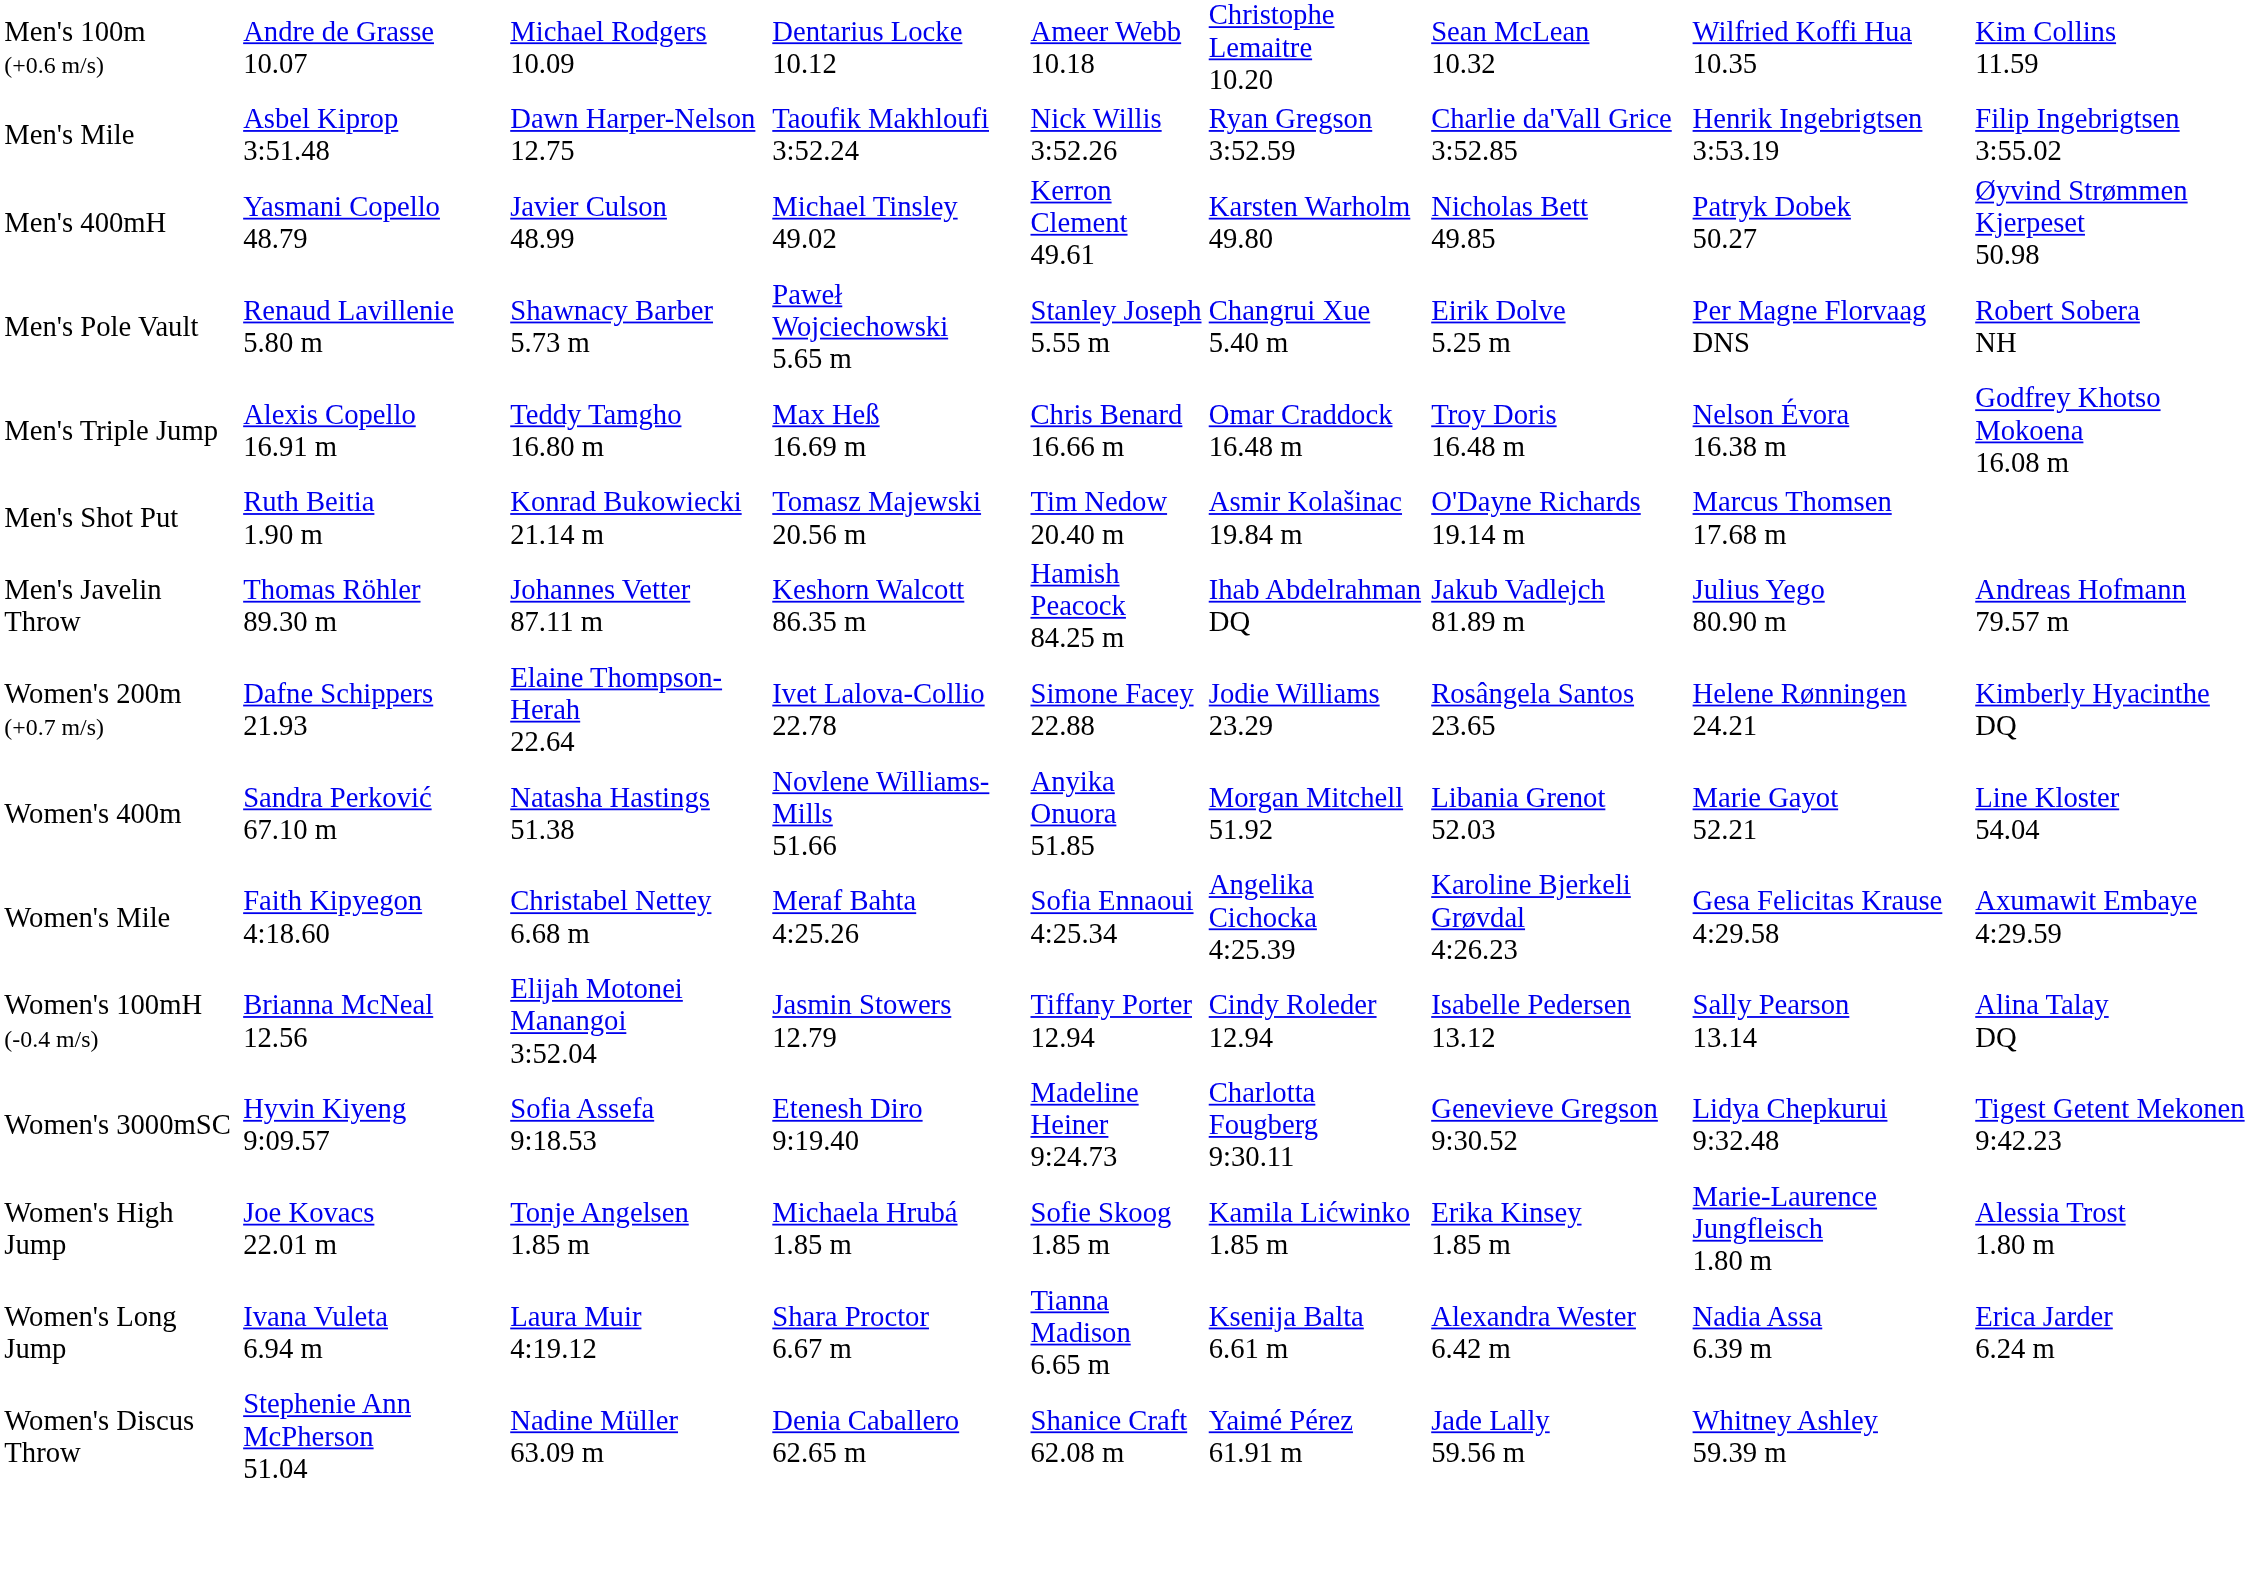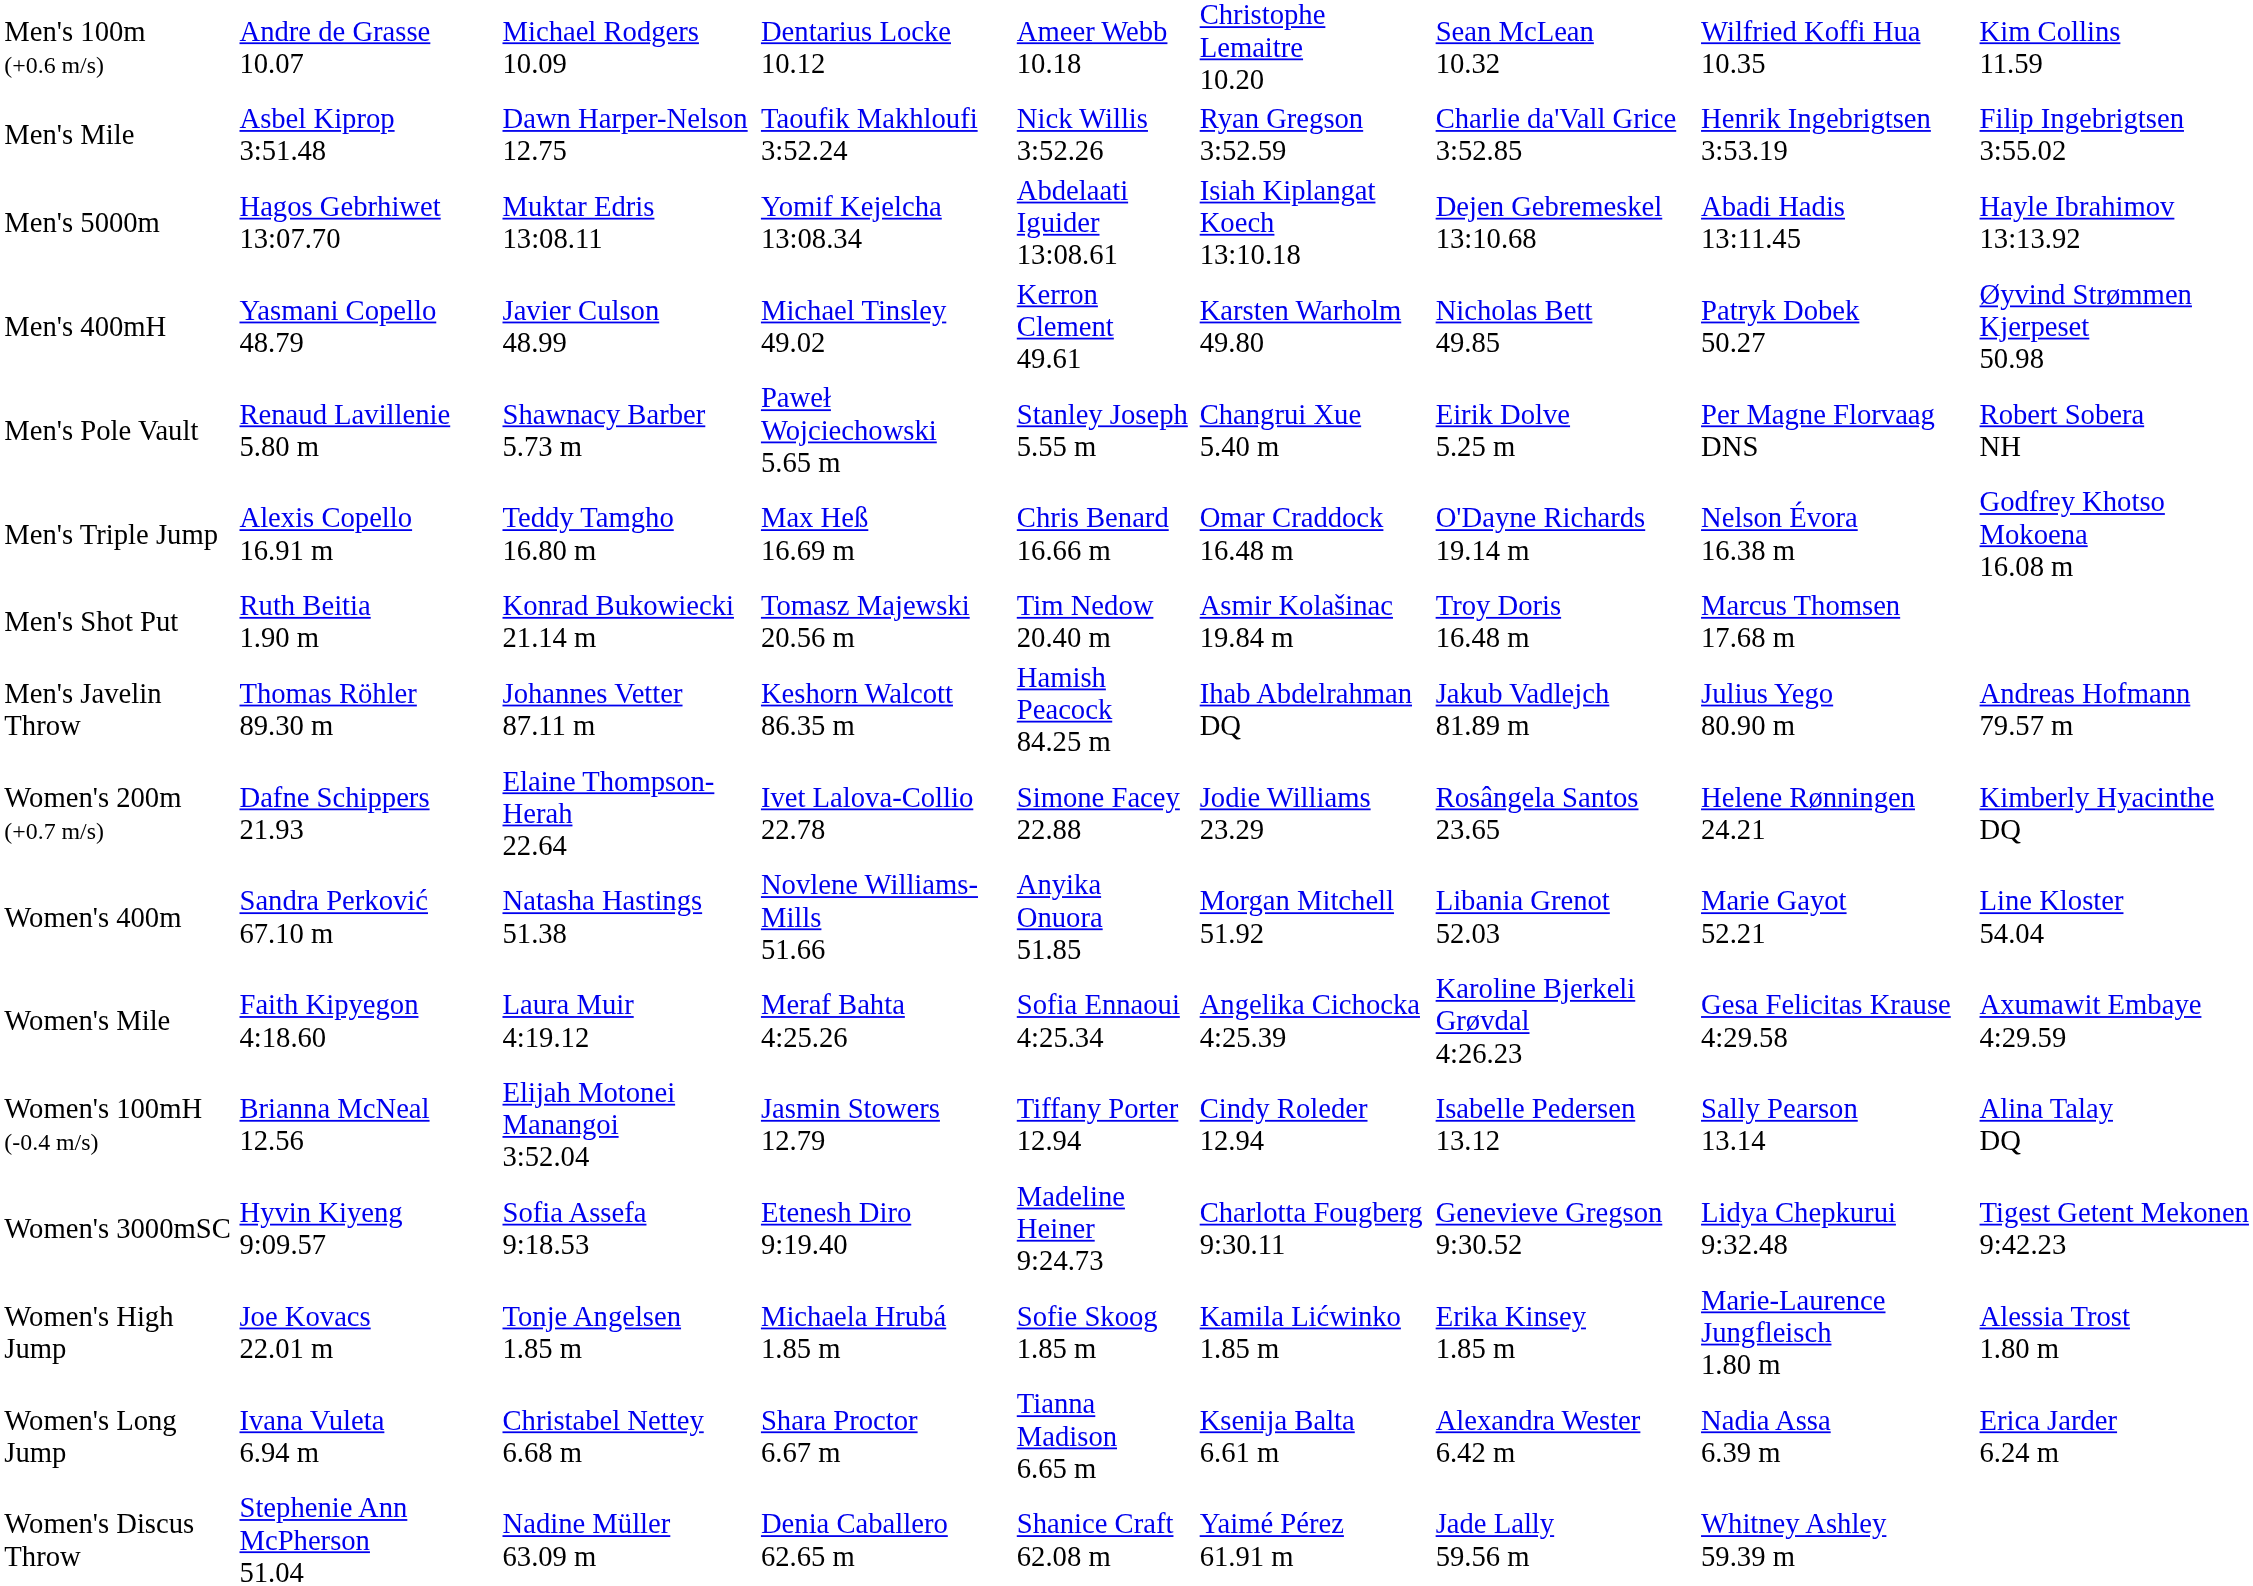+ row: (82, 222)
(1494, 430) Troy Doris 16.48 m -> (1540, 534) O'Dayne Richards 19.14 m
(1536, 518) O'Dayne Richards 19.14 m -> (1498, 621) Troy Doris 16.48 m
(611, 917) Christabel Nettey 6.68 m -> (568, 1021) Laura Muir 4:19.12
(576, 1332) Laura Muir 4:19.12 -> (603, 1436) Christabel Nettey 6.68 m
